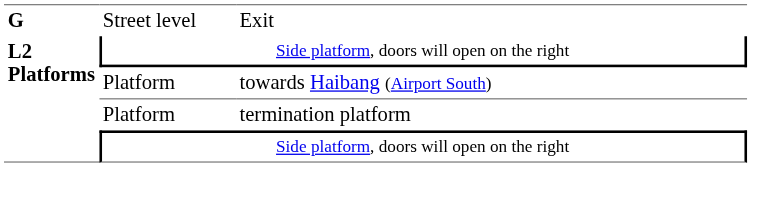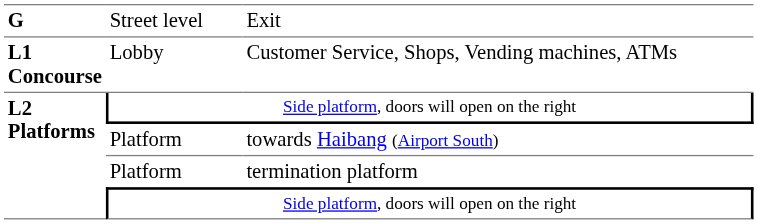+ row: (137, 52)
